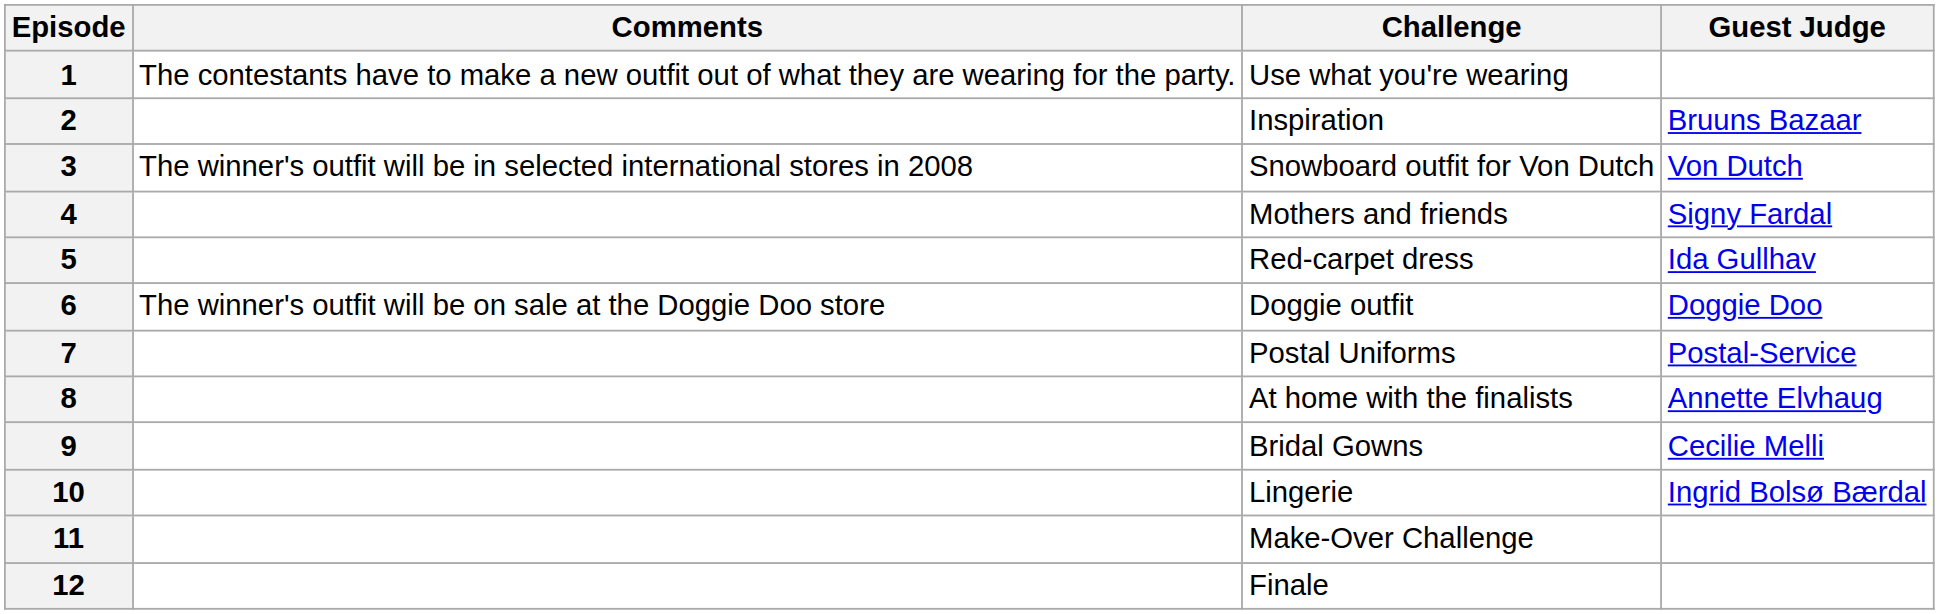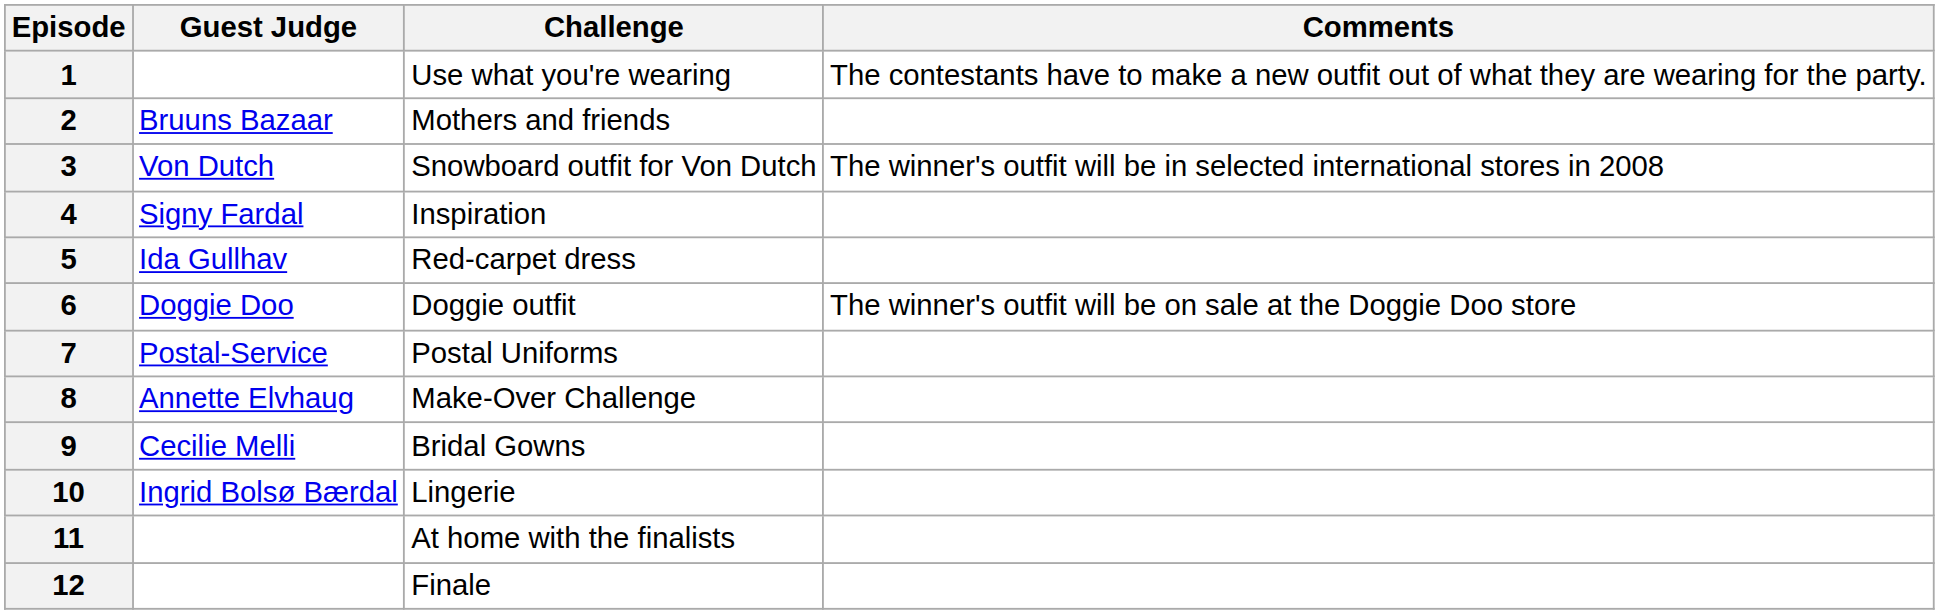columns swapped: (1797, 27) <-> (687, 27)
(1317, 120) Inspiration -> (541, 120) Mothers and friends
(1378, 213) Mothers and friends -> (479, 213) Inspiration
(1411, 399) At home with the finalists -> (554, 399) Make-Over Challenge
(1391, 538) Make-Over Challenge -> (573, 538) At home with the finalists
